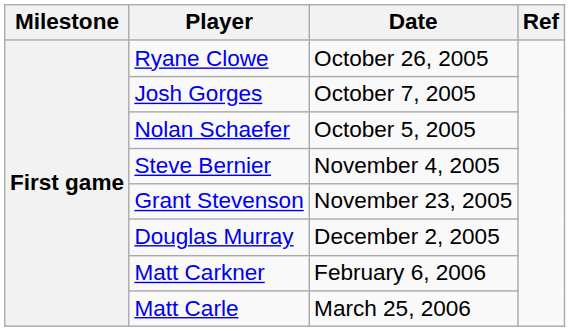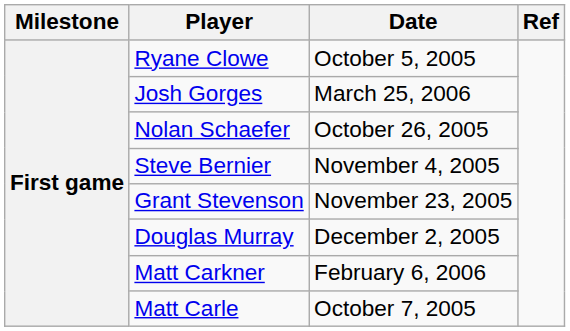(401, 58) October 26, 2005 -> (395, 58) October 5, 2005
(395, 93) October 7, 2005 -> (392, 93) March 25, 2006
(395, 129) October 5, 2005 -> (401, 129) October 26, 2005
(392, 308) March 25, 2006 -> (395, 308) October 7, 2005
